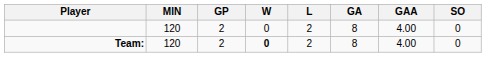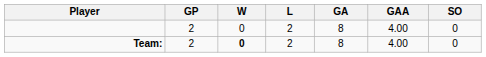- column: (172, 12)
